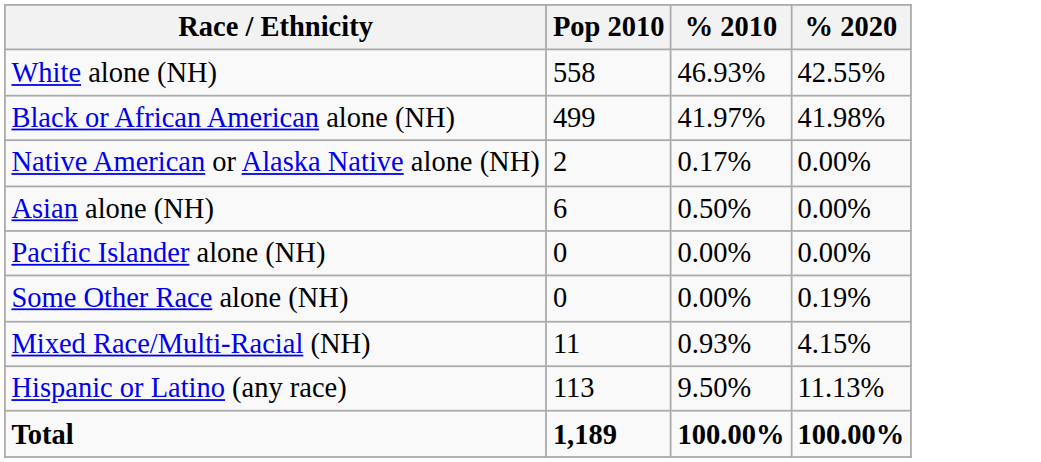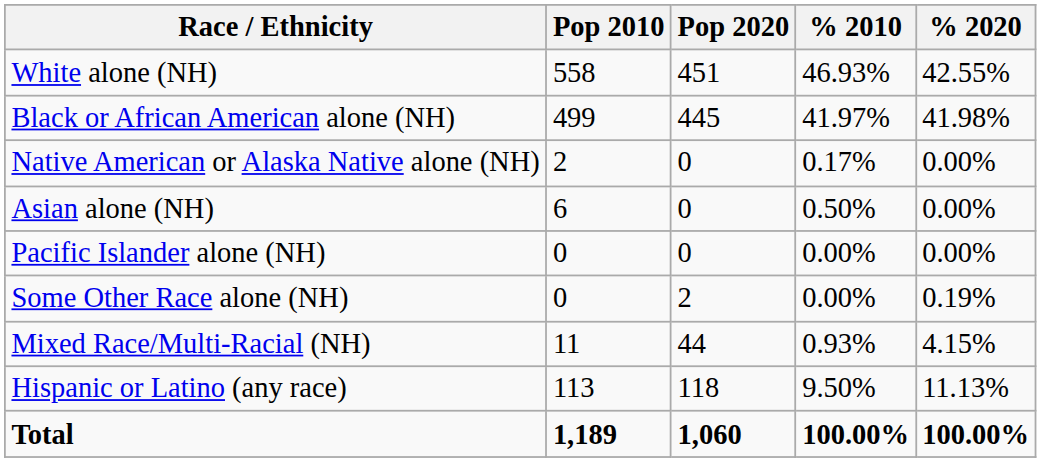+ column: (733, 27)
